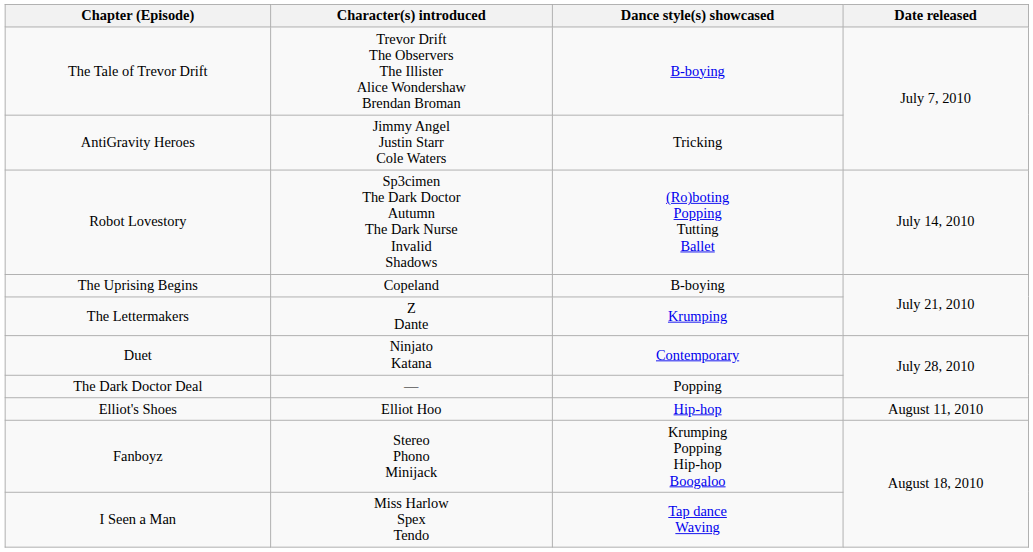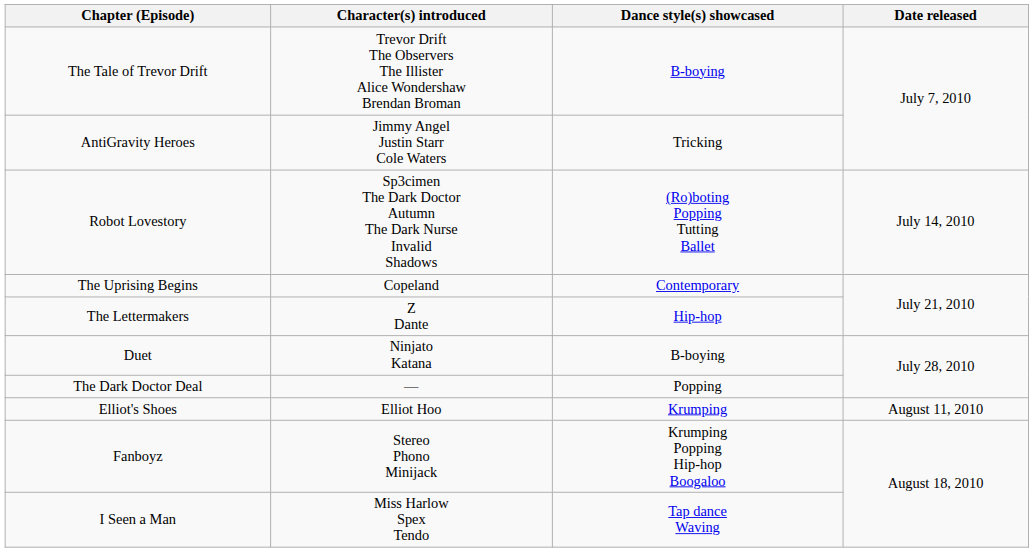(698, 285) B-boying -> (698, 285) Contemporary
(698, 316) Krumping -> (698, 316) Hip-hop
(698, 355) Contemporary -> (698, 355) B-boying
(698, 409) Hip-hop -> (698, 409) Krumping
